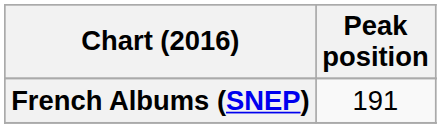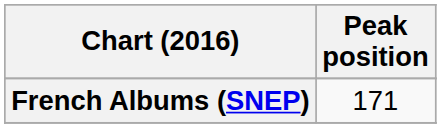(375, 100) 191 -> (375, 100) 171
